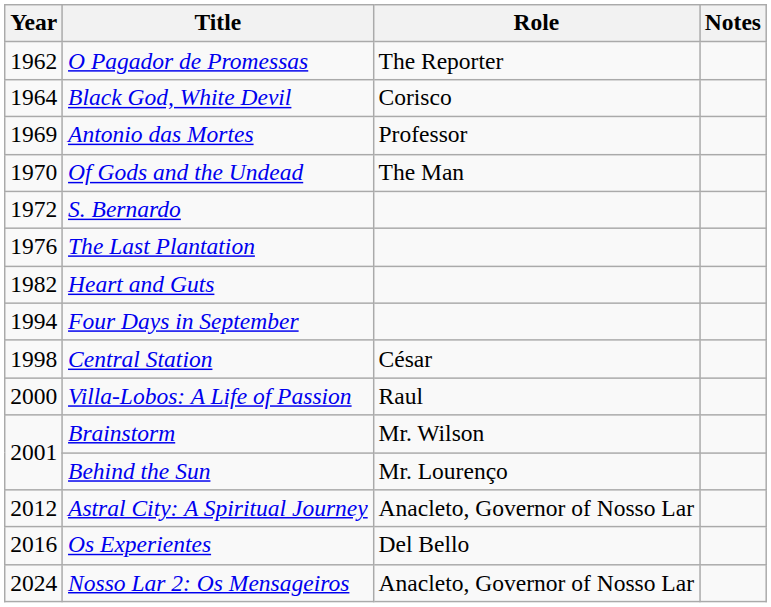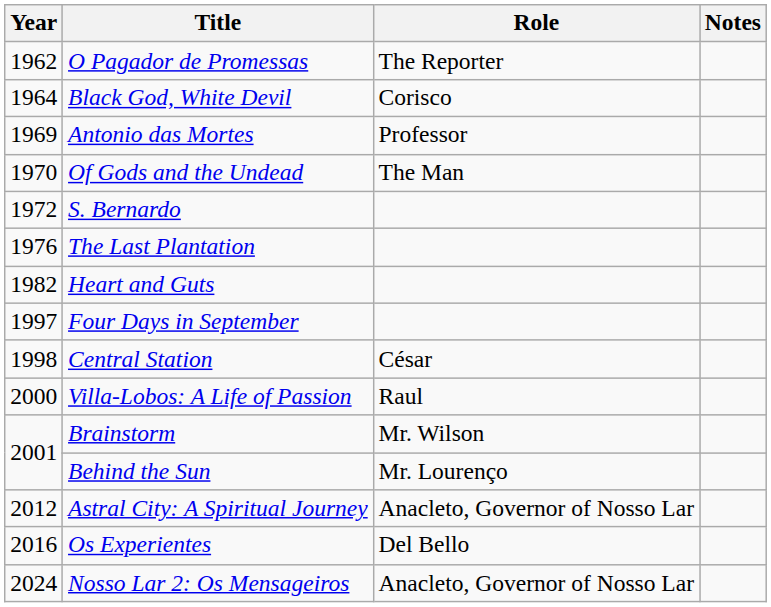(34, 321) 1994 -> (34, 321) 1997
